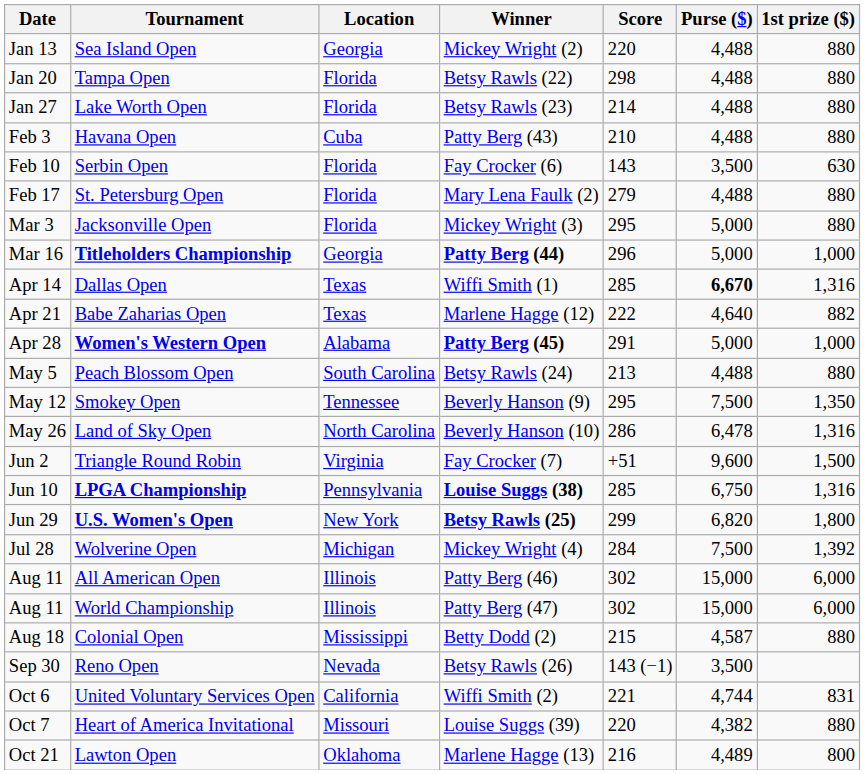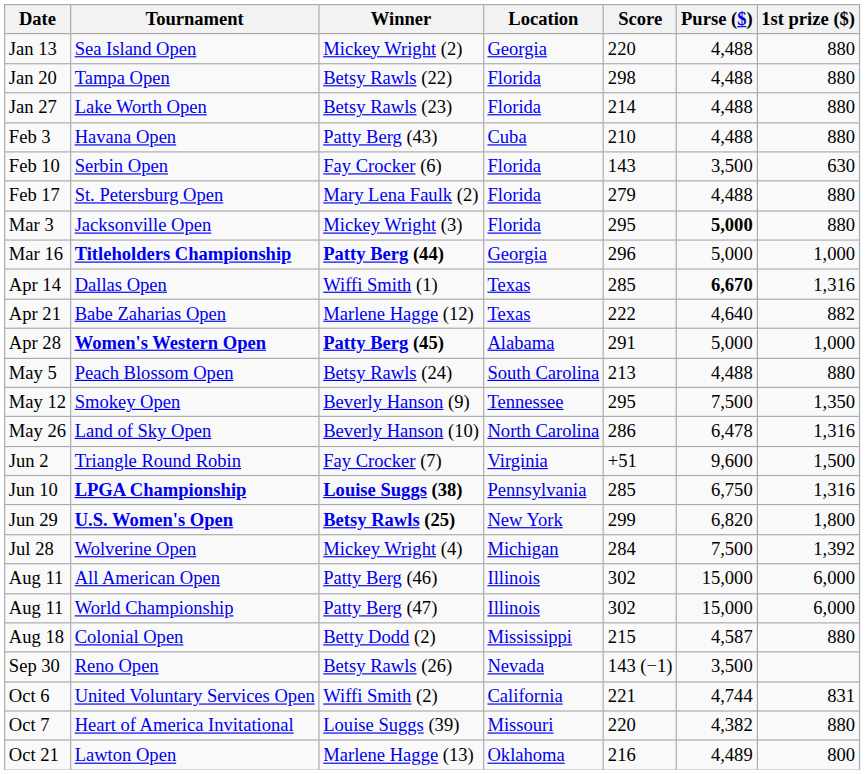columns swapped: (379, 19) <-> (521, 19)
(732, 225) normal -> (732, 225) bold
